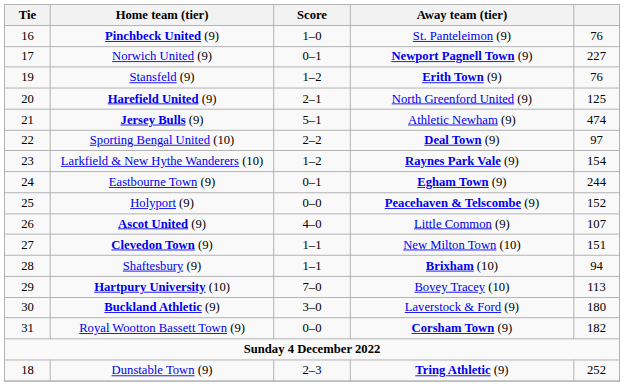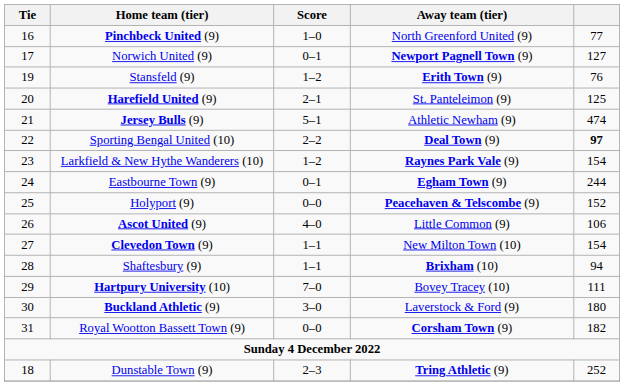(462, 36) St. Panteleimon (9) -> (462, 36) North Greenford United (9)
(596, 36) 76 -> (596, 36) 77
(596, 57) 227 -> (596, 57) 127
(462, 98) North Greenford United (9) -> (462, 98) St. Panteleimon (9)
(596, 140) normal -> (596, 140) bold
(596, 224) 107 -> (596, 224) 106
(596, 245) 151 -> (596, 245) 154
(596, 287) 113 -> (596, 287) 111
